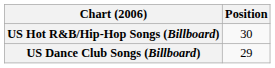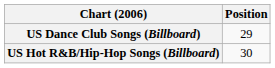rows swapped: (113, 53) <-> (113, 33)
